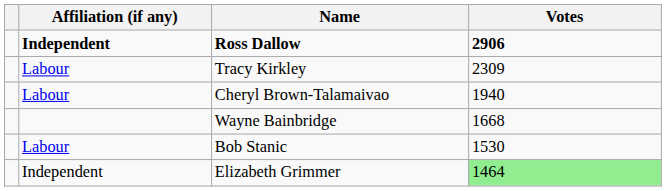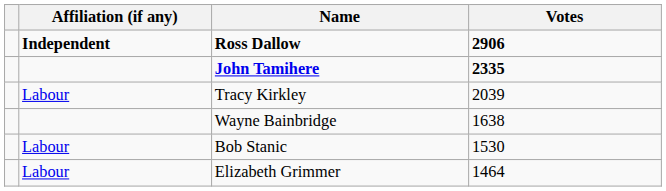+ row: (267, 69)
(488, 69) 2309 -> (488, 95) 2039
- row: (302, 95)
(488, 120) 1668 -> (488, 120) 1638
(62, 172) Independent -> (46, 172) Labour
(488, 172) lightgreen background -> (488, 172) no background
